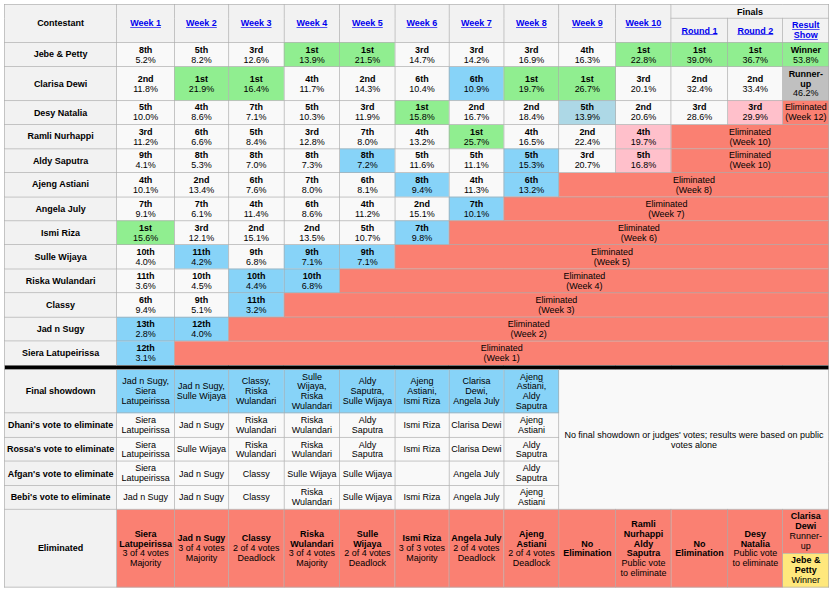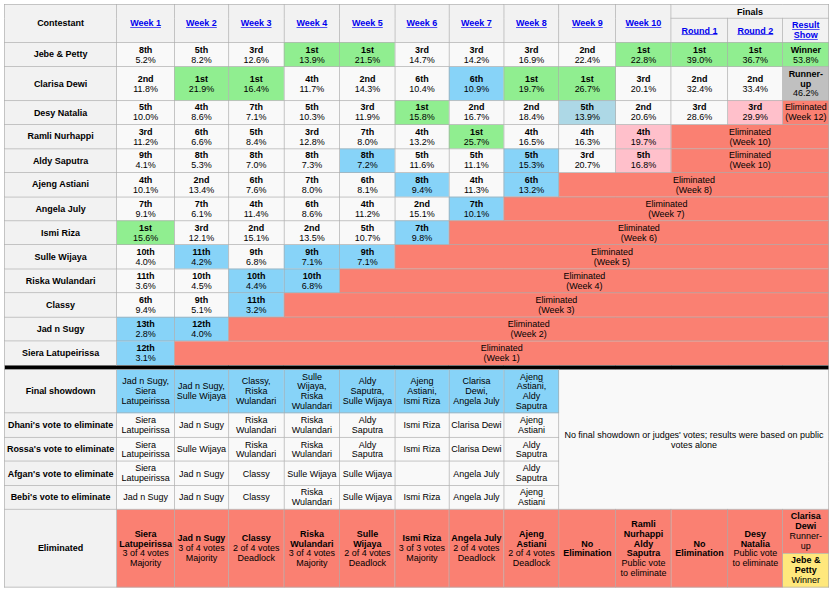(587, 54) 4th 16.3% -> (587, 54) 2nd 22.4%
(587, 136) 2nd 22.4% -> (587, 136) 4th 16.3%
